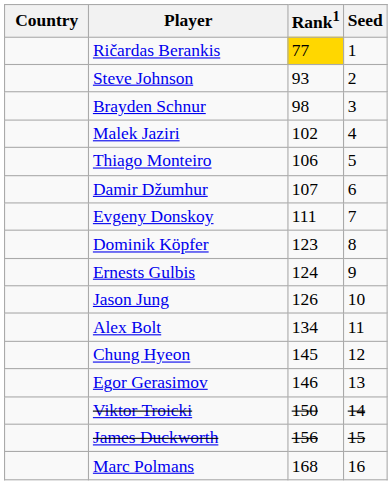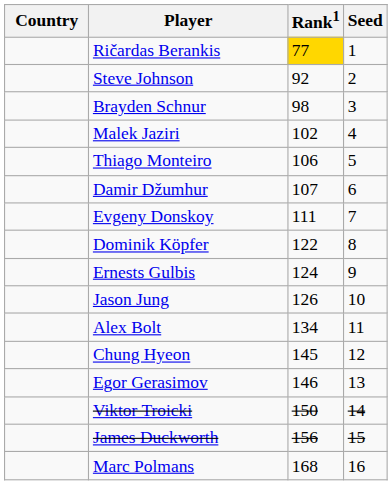(300, 78) 93 -> (300, 78) 92
(305, 244) 123 -> (305, 244) 122
